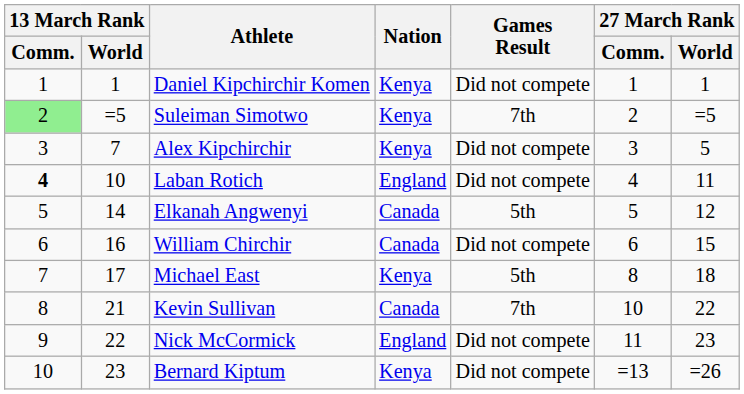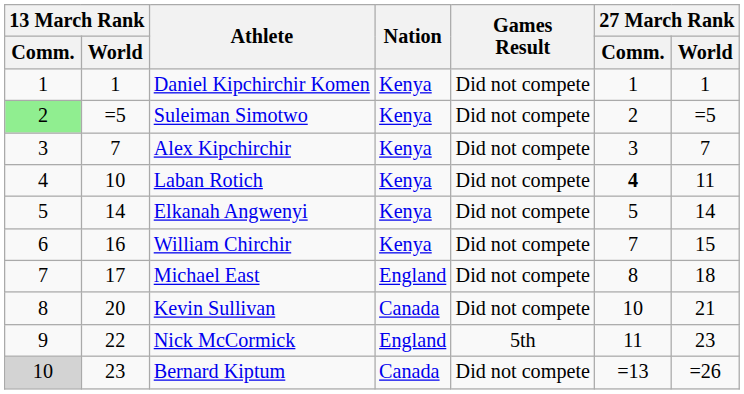(523, 116) 7th -> (523, 116) Did not compete
(705, 148) 5 -> (705, 148) 7
(43, 180) bold -> (43, 180) normal
(413, 180) England -> (405, 180) Kenya
(633, 180) normal -> (633, 180) bold
(409, 212) Canada -> (405, 212) Kenya
(523, 212) 5th -> (523, 212) Did not compete
(705, 212) 12 -> (705, 212) 14
(409, 244) Canada -> (405, 244) Kenya
(633, 244) 6 -> (633, 244) 7
(405, 276) Kenya -> (413, 276) England
(523, 276) 5th -> (523, 276) Did not compete
(115, 308) 21 -> (115, 308) 20
(523, 308) 7th -> (523, 308) Did not compete
(705, 308) 22 -> (705, 308) 21
(523, 340) Did not compete -> (523, 340) 5th
(43, 372) no background -> (43, 372) lightgrey background
(405, 372) Kenya -> (409, 372) Canada
